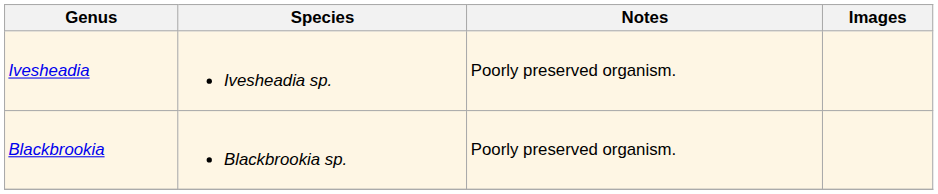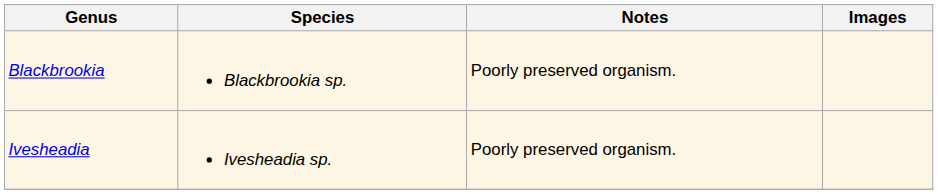rows swapped: (49, 70) <-> (56, 149)
